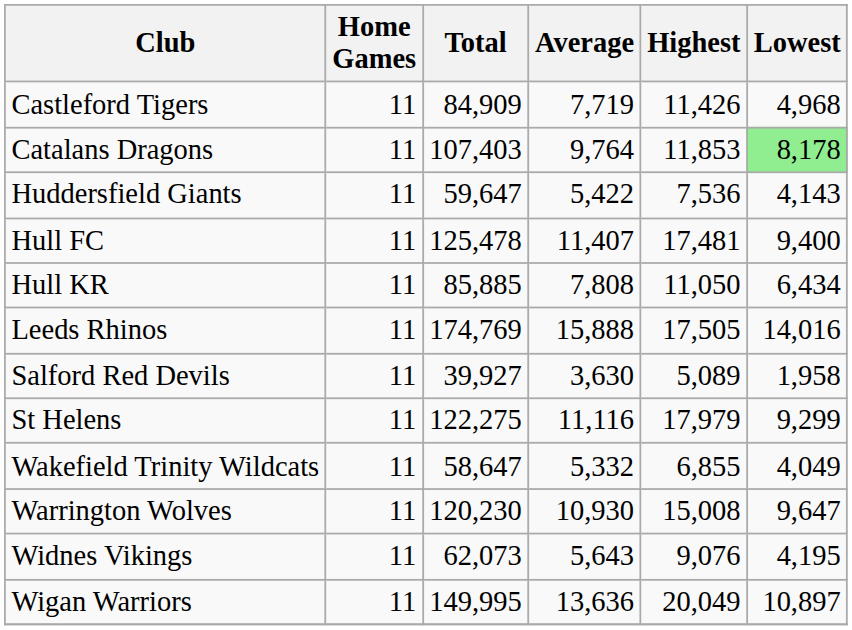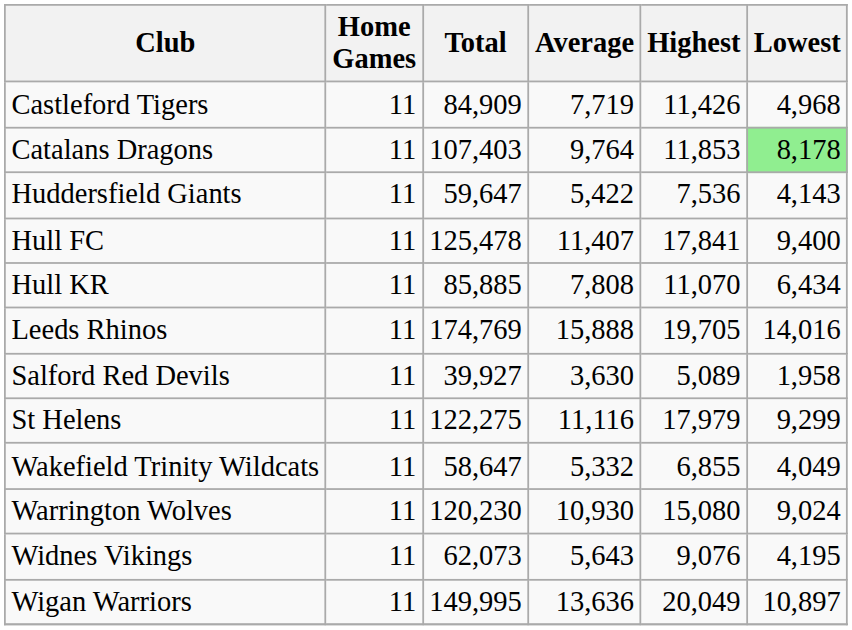(701, 239) 17,481 -> (701, 239) 17,841
(702, 284) 11,050 -> (702, 284) 11,070
(701, 330) 17,505 -> (701, 330) 19,705
(701, 510) 15,008 -> (701, 510) 15,080
(809, 510) 9,647 -> (809, 510) 9,024
